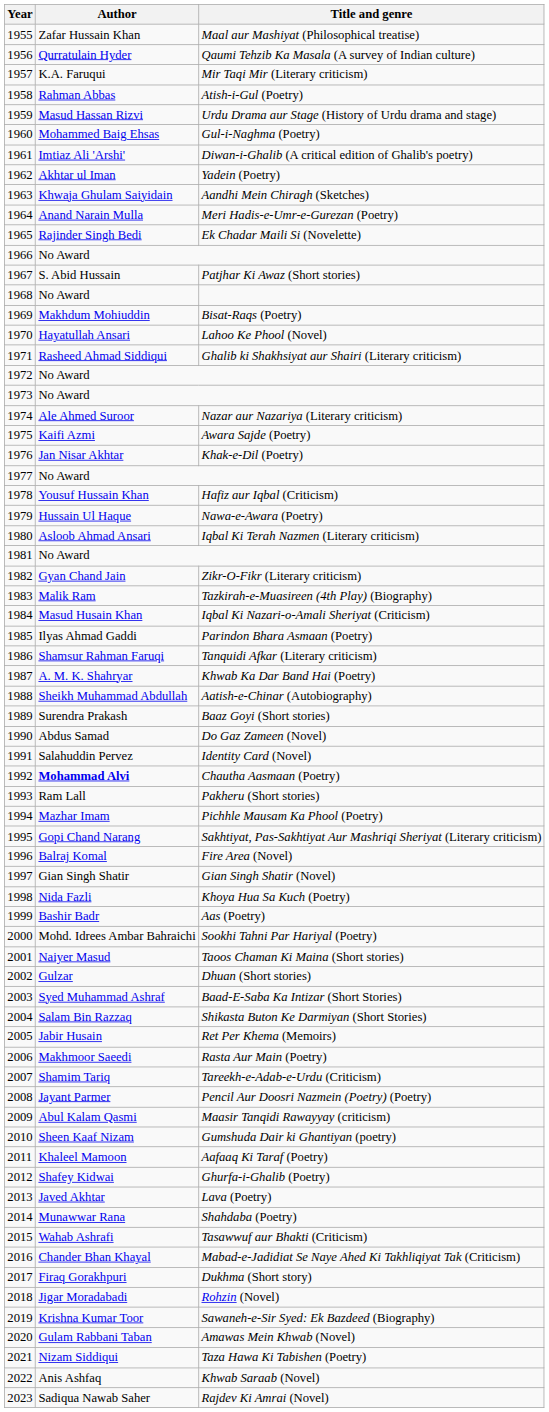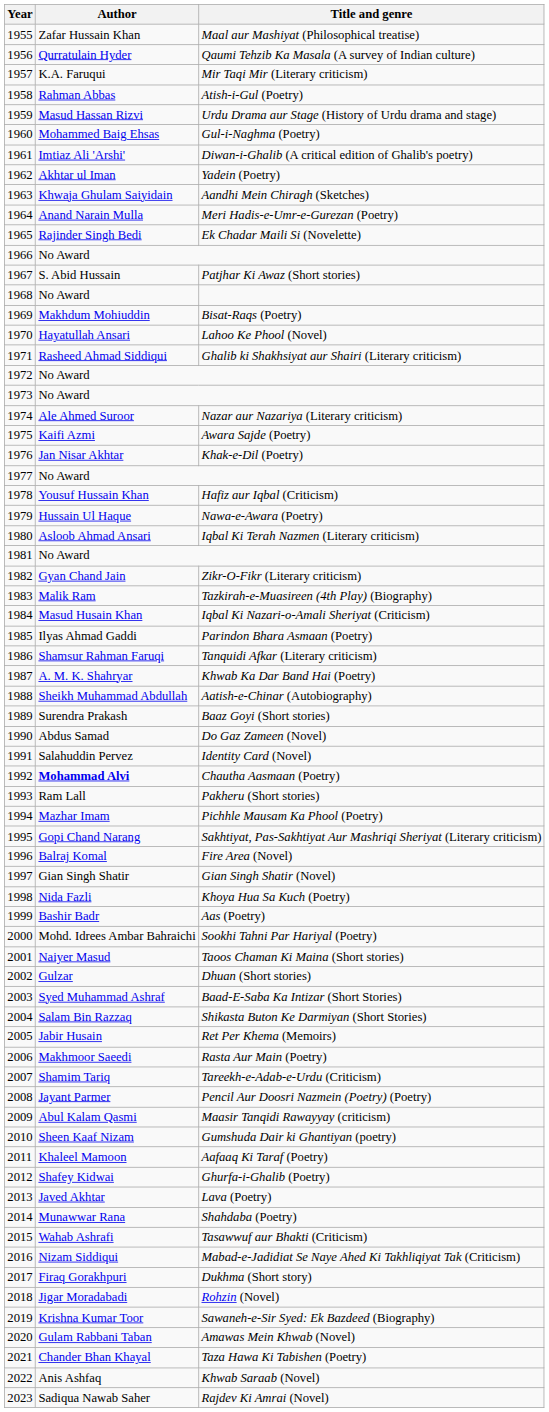(95, 1257) Chander Bhan Khayal -> (78, 1257) Nizam Siddiqui
(78, 1357) Nizam Siddiqui -> (95, 1357) Chander Bhan Khayal
